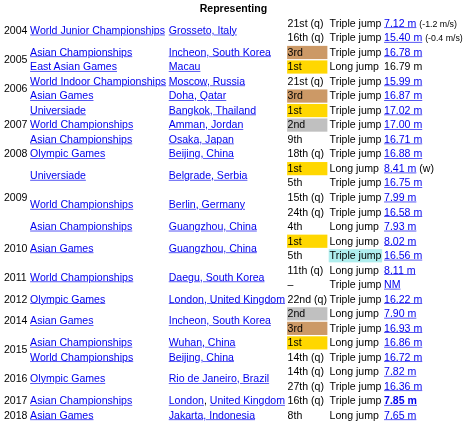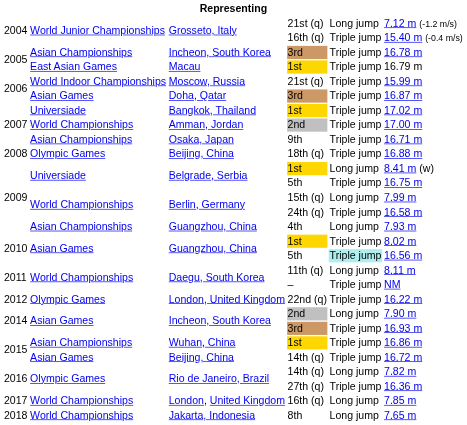(356, 23) Triple jump -> (354, 23) Long jump
(354, 67) Long jump -> (356, 67) Triple jump
(356, 197) Triple jump -> (354, 197) Long jump
(354, 241) Long jump -> (356, 241) Triple jump
(354, 343) Long jump -> (356, 343) Triple jump
(82, 357) World Championships -> (62, 357) Asian Games
(81, 401) Asian Championships -> (82, 401) World Championships
(356, 401) Triple jump -> (354, 401) Long jump
(401, 401) bold -> (400, 401) normal
(62, 415) Asian Games -> (82, 415) World Championships
